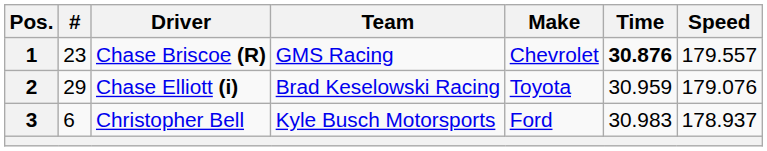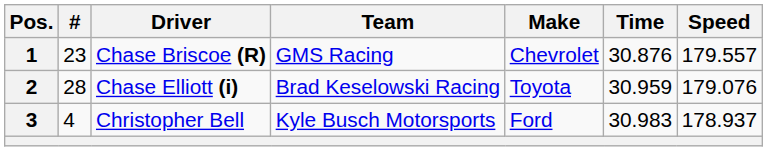(640, 54) bold -> (640, 54) normal
(75, 87) 29 -> (75, 87) 28
(69, 120) 6 -> (69, 120) 4
